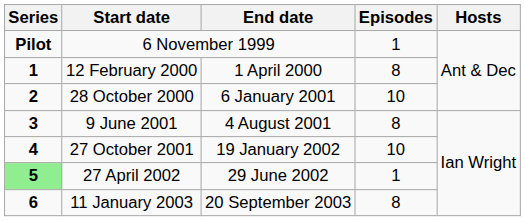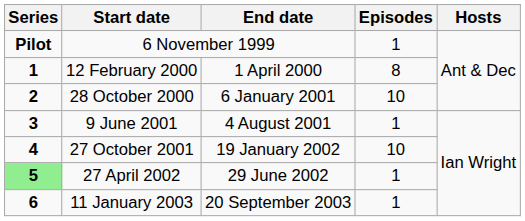(396, 123) 8 -> (396, 123) 1
(396, 202) 8 -> (396, 202) 1
